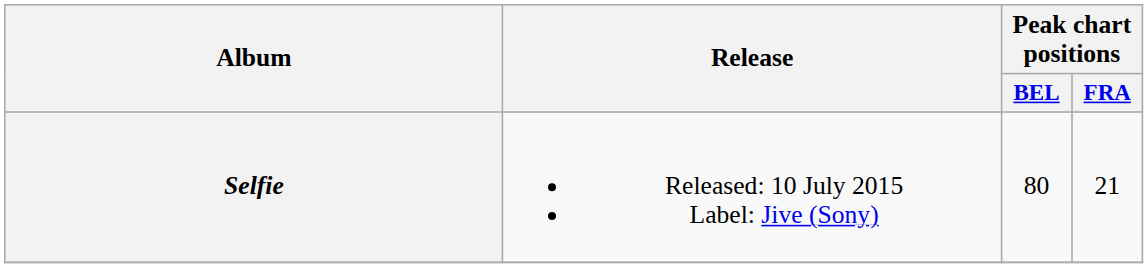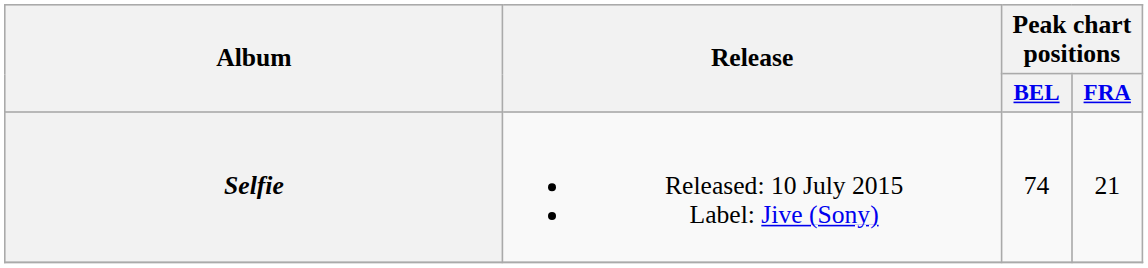(1037, 186) 80 -> (1037, 186) 74
